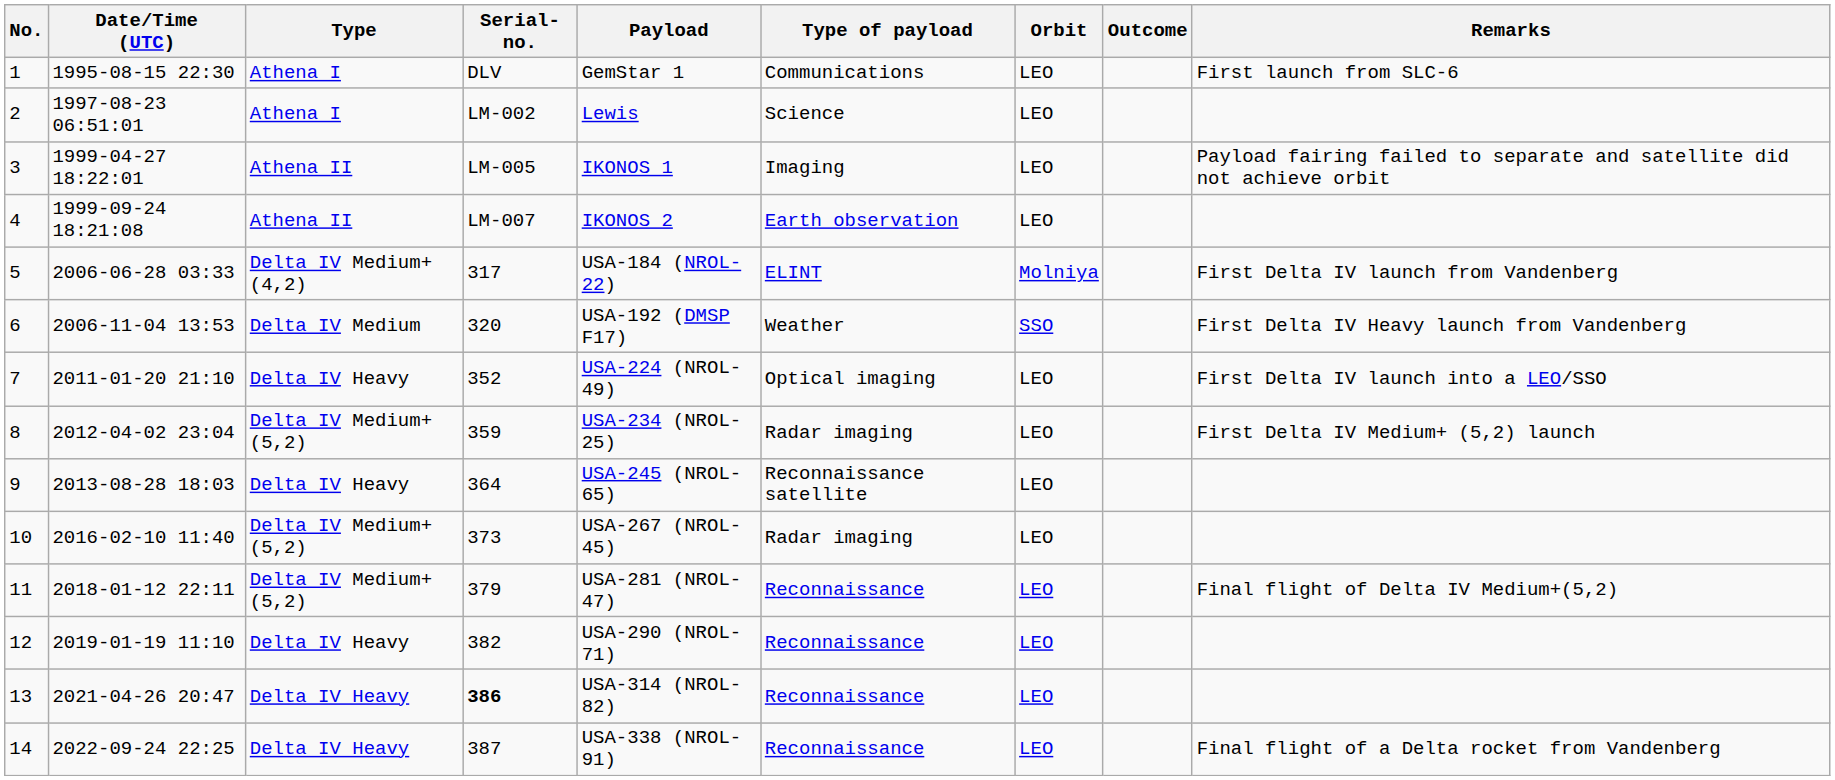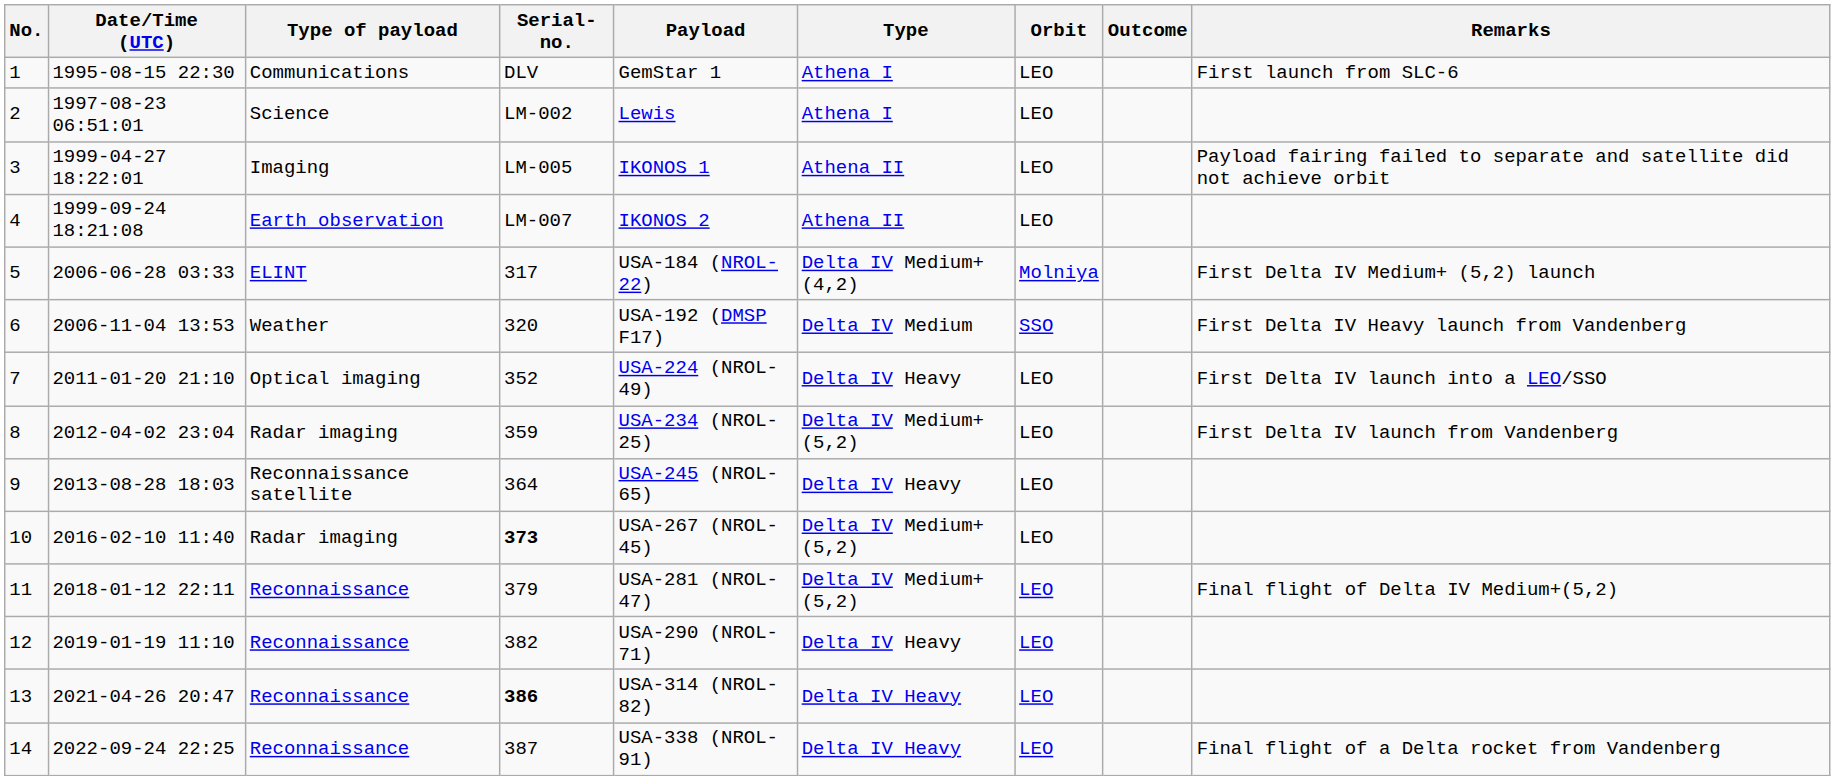columns swapped: (354, 31) <-> (887, 31)
(1407, 273) First Delta IV launch from Vandenberg -> (1396, 273) First Delta IV Medium+ (5,2) launch
(1396, 432) First Delta IV Medium+ (5,2) launch -> (1407, 432) First Delta IV launch from Vandenberg
(484, 538) normal -> (521, 538) bold
